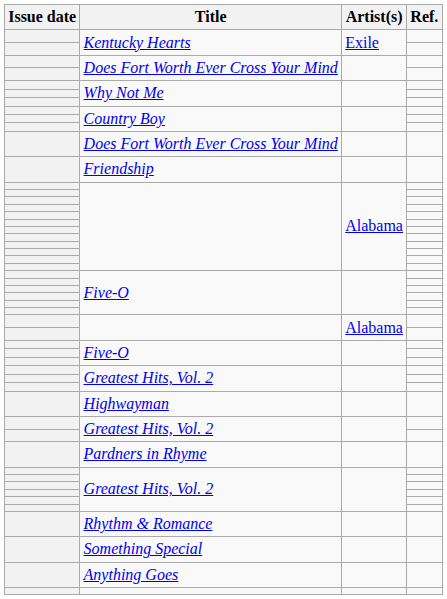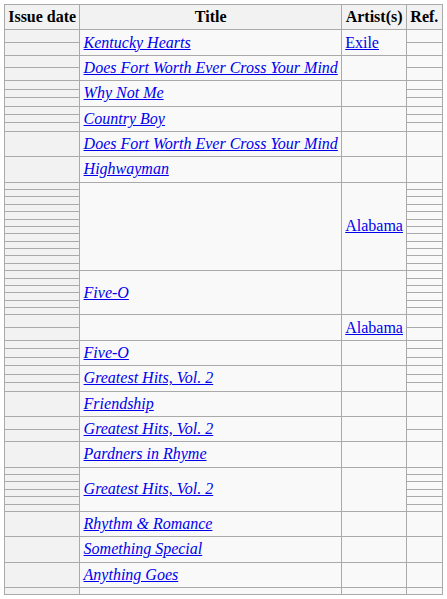rows swapped: (119, 169) <-> (126, 403)
